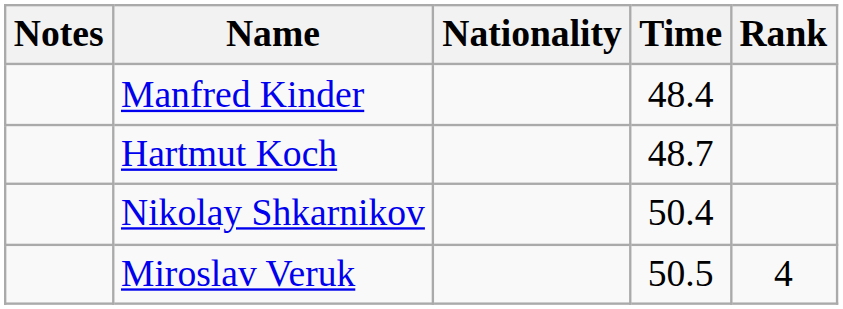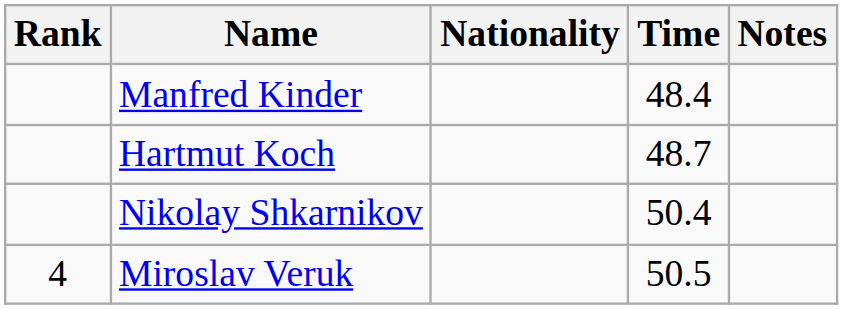columns swapped: (783, 34) <-> (59, 34)
